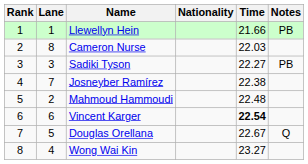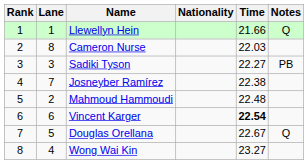(286, 30) PB -> (286, 30) Q
